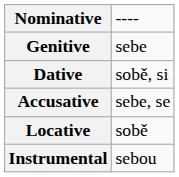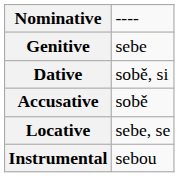(143, 102) sebe, se -> (132, 102) sobě
(132, 130) sobě -> (143, 130) sebe, se
